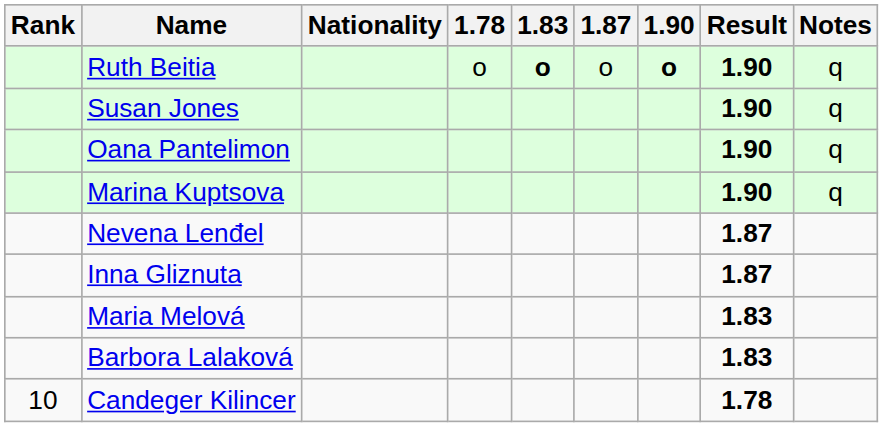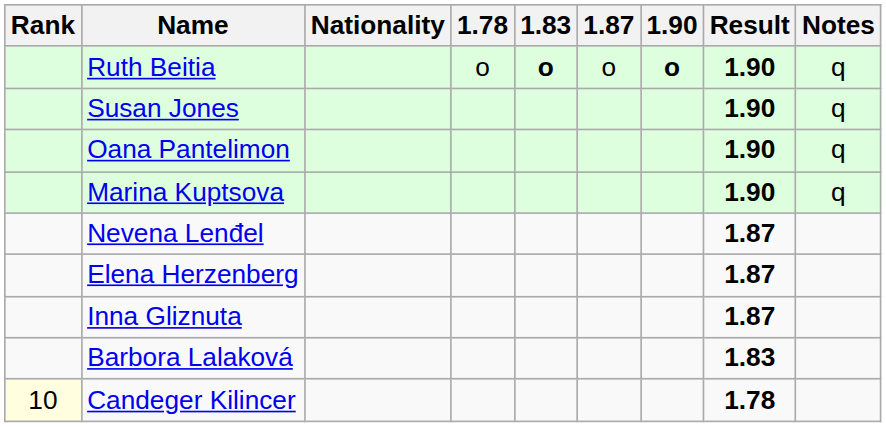+ row: (193, 274)
- row: (166, 316)
(43, 399) no background -> (43, 399) lightyellow background
